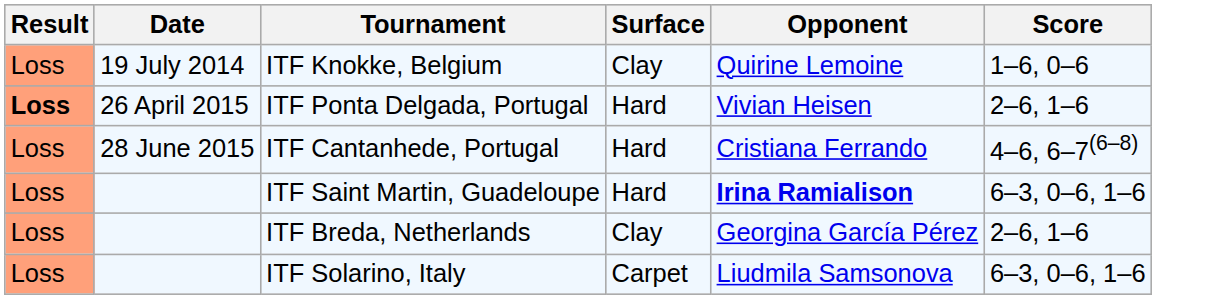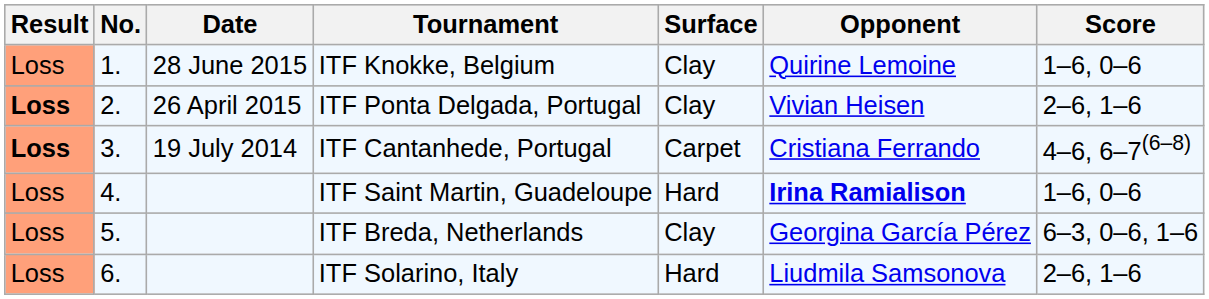+ column: (121, 24)
(172, 65) 19 July 2014 -> (230, 65) 28 June 2015
(639, 105) Hard -> (690, 105) Clay
(38, 149) normal -> (40, 149) bold
(177, 149) 28 June 2015 -> (225, 149) 19 July 2014
(639, 149) Hard -> (702, 149) Carpet
(1068, 192) 6–3, 0–6, 1–6 -> (1092, 192) 1–6, 0–6
(1039, 233) 2–6, 1–6 -> (1120, 233) 6–3, 0–6, 1–6
(650, 273) Carpet -> (692, 273) Hard
(1068, 273) 6–3, 0–6, 1–6 -> (1092, 273) 2–6, 1–6
